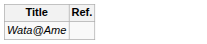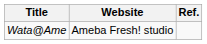+ column: (122, 13)
